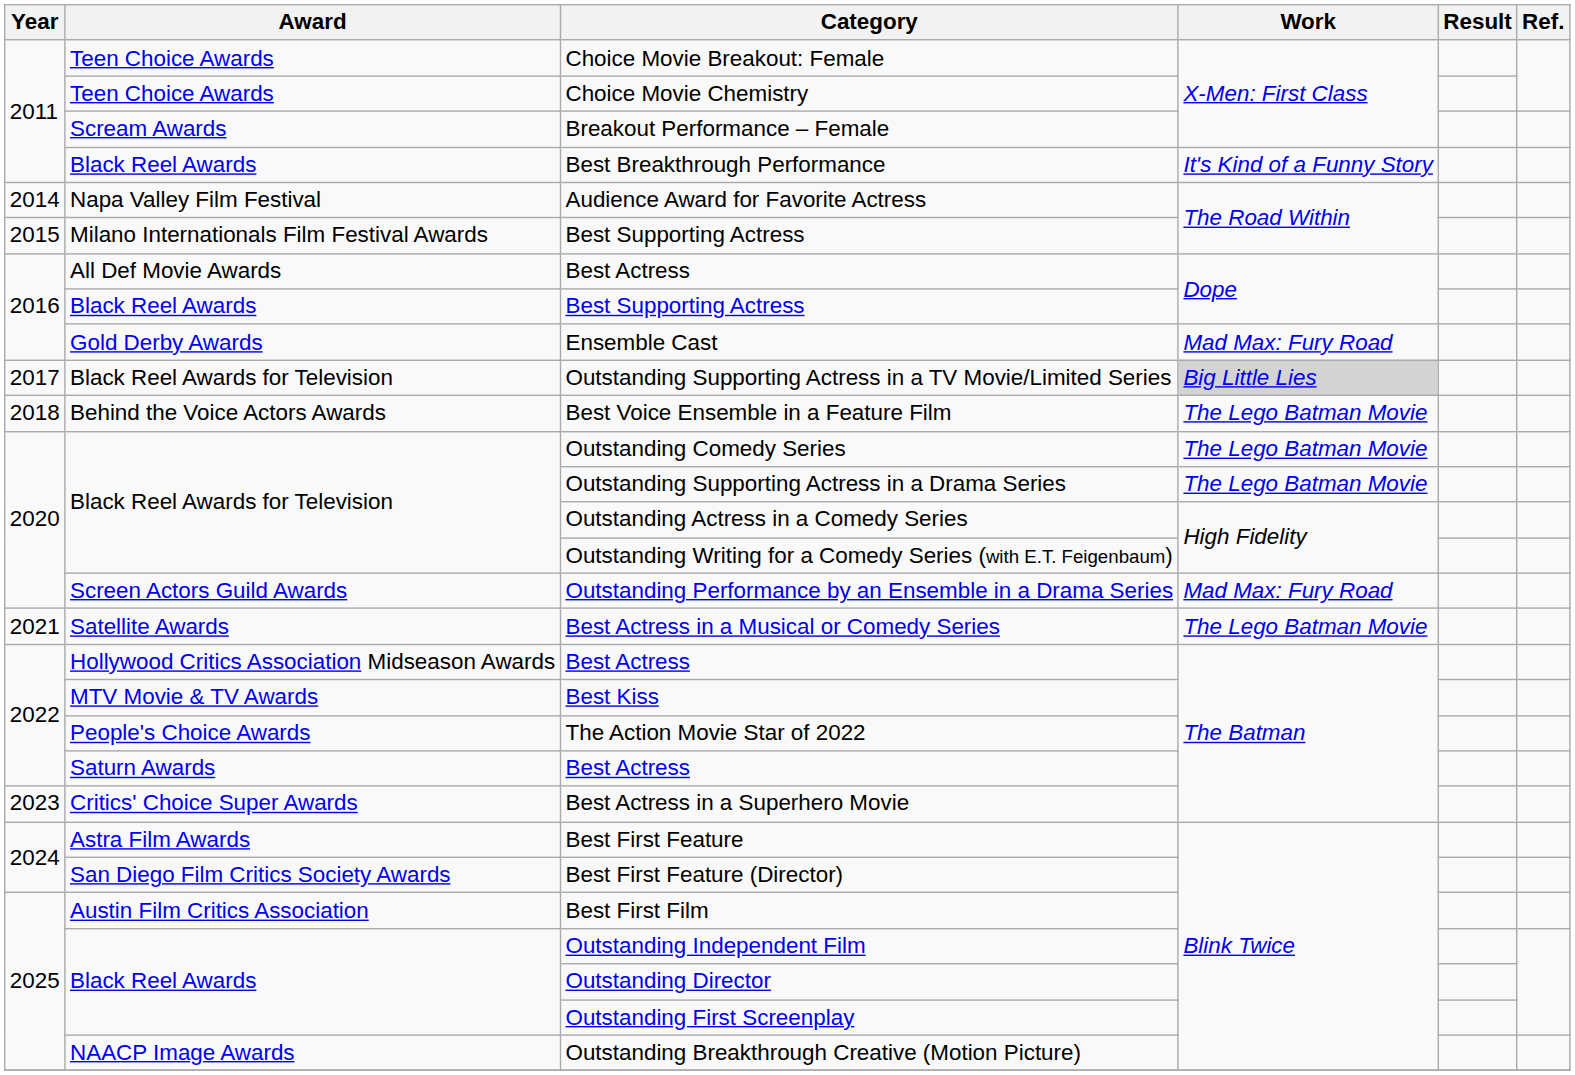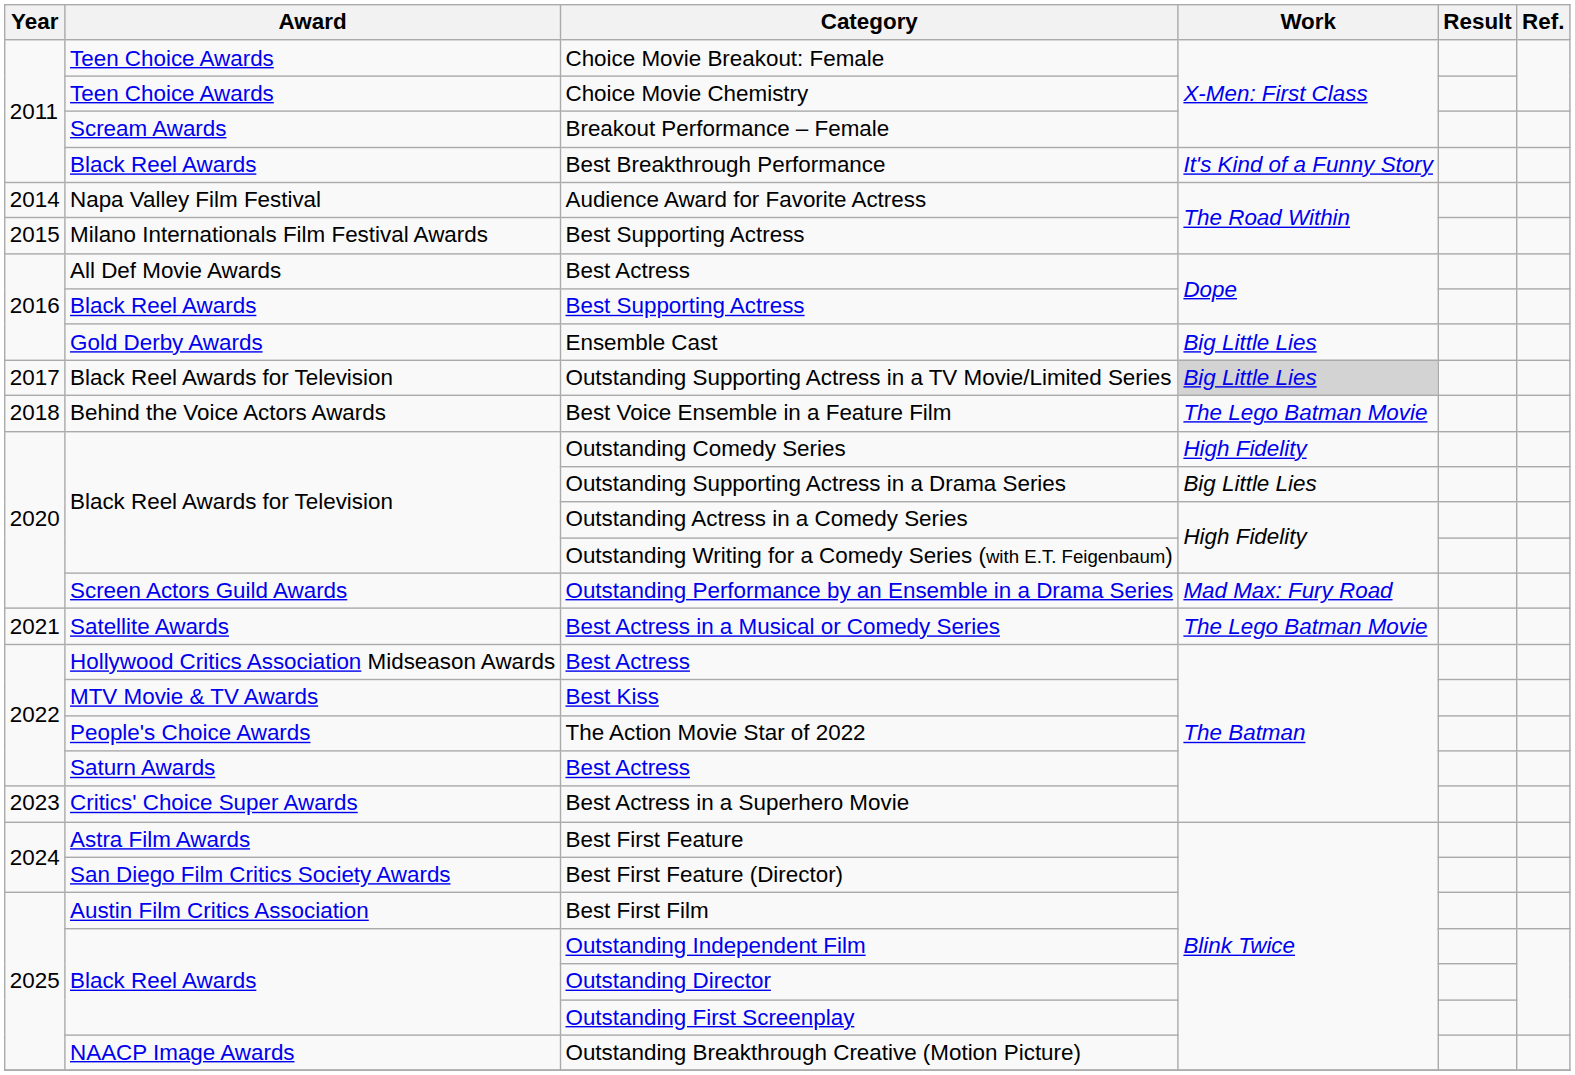(1288, 341) Mad Max: Fury Road -> (1250, 341) Big Little Lies
(1305, 448) The Lego Batman Movie -> (1245, 448) High Fidelity
(1305, 484) The Lego Batman Movie -> (1250, 484) Big Little Lies
